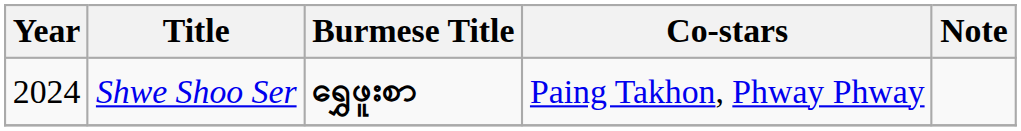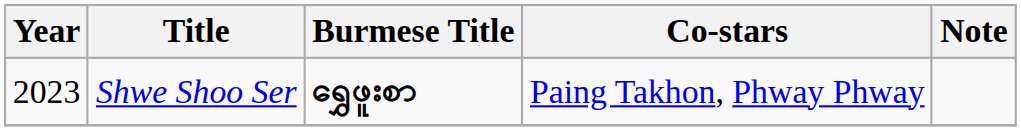(47, 91) 2024 -> (47, 91) 2023
